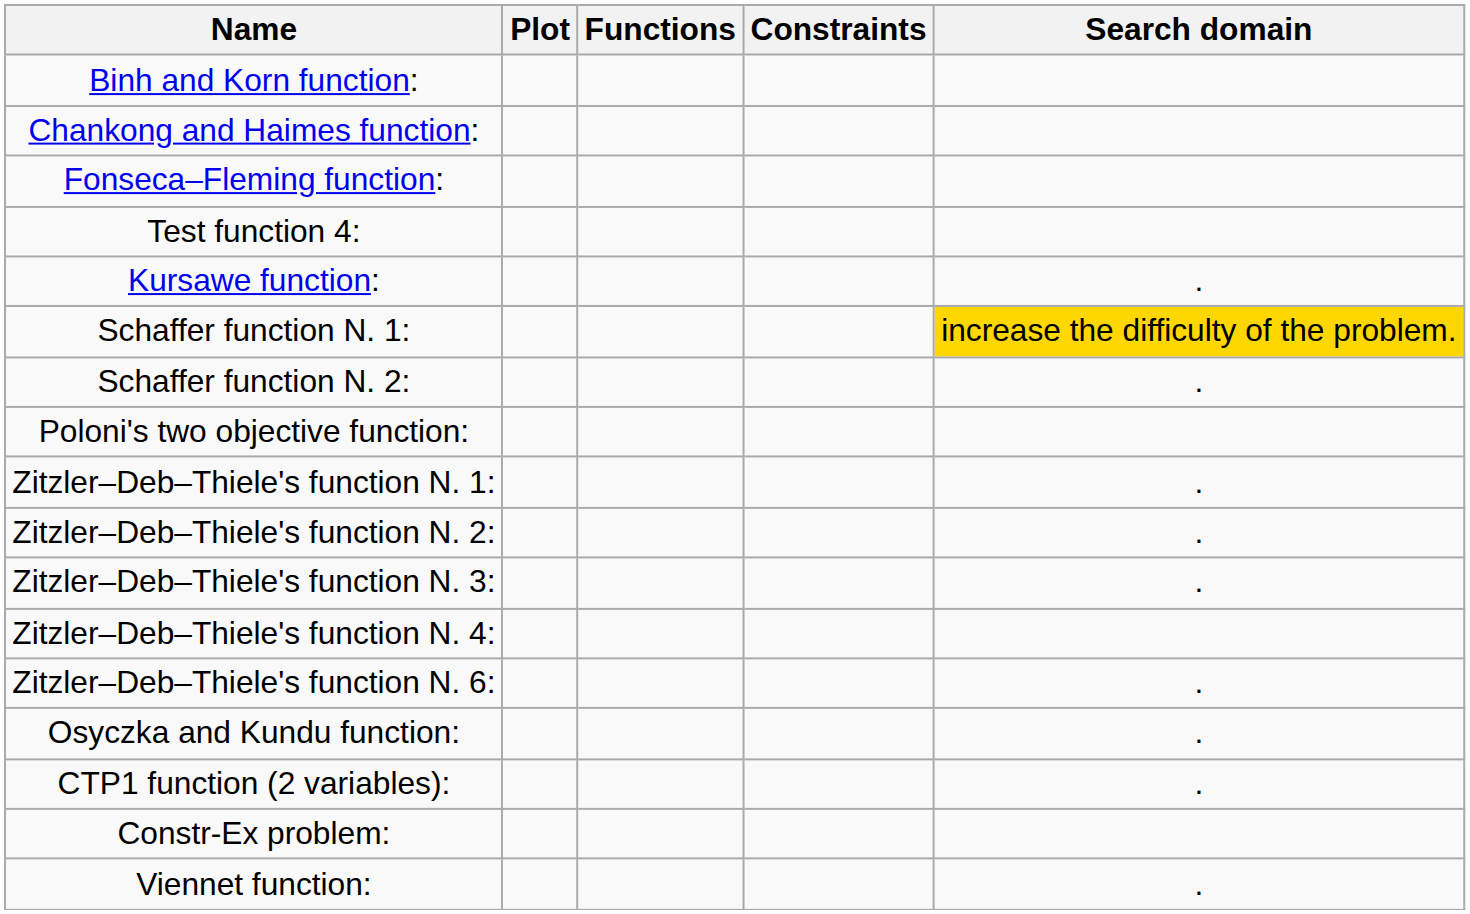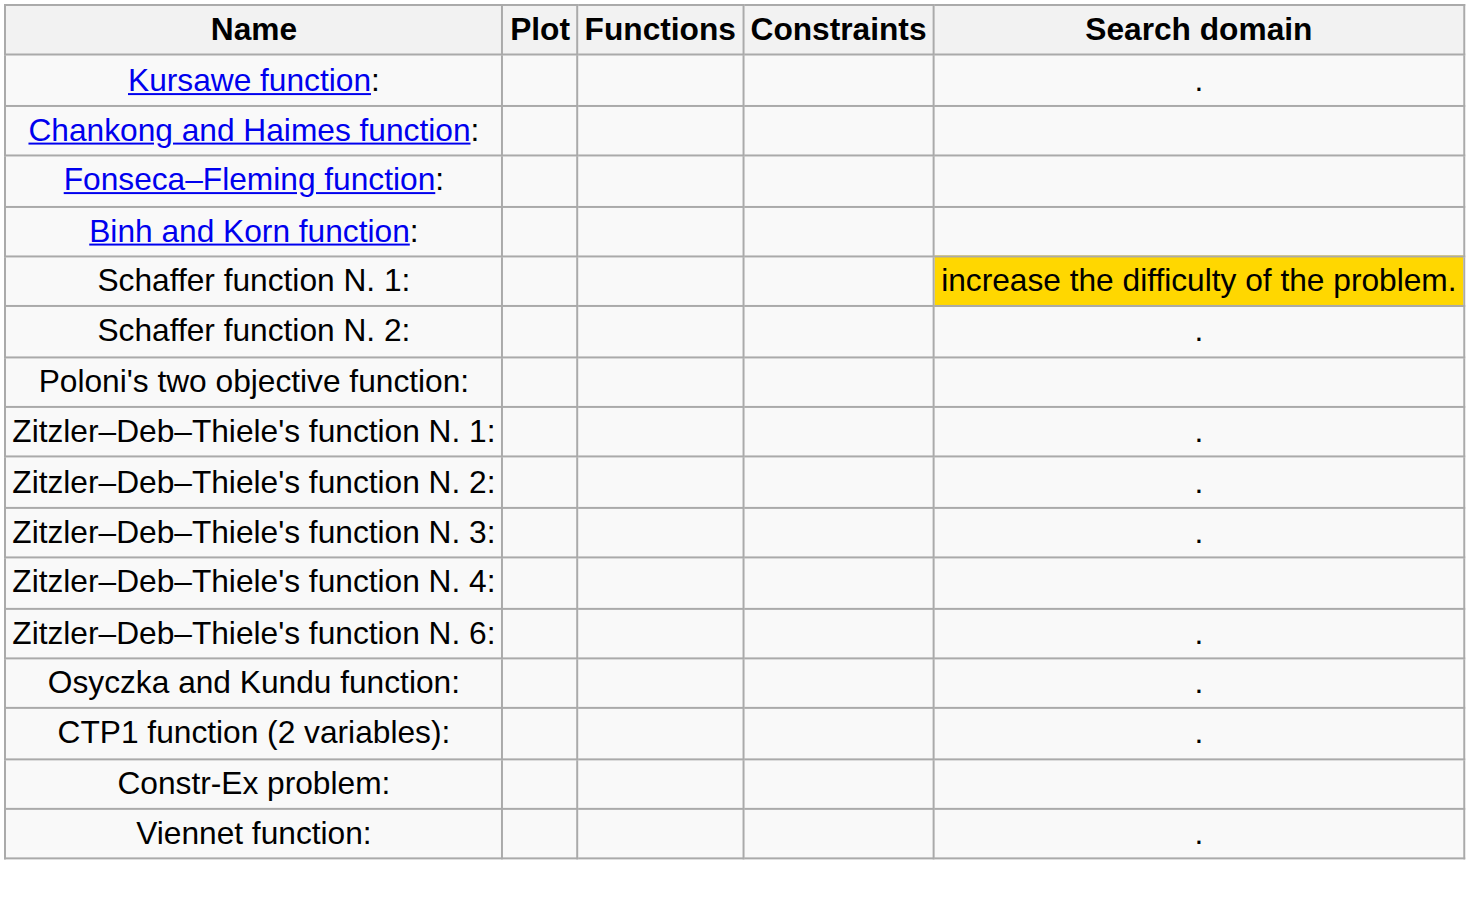rows swapped: (254, 79) <-> (254, 280)
- row: (254, 230)
